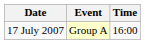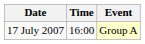columns swapped: (125, 13) <-> (88, 13)
